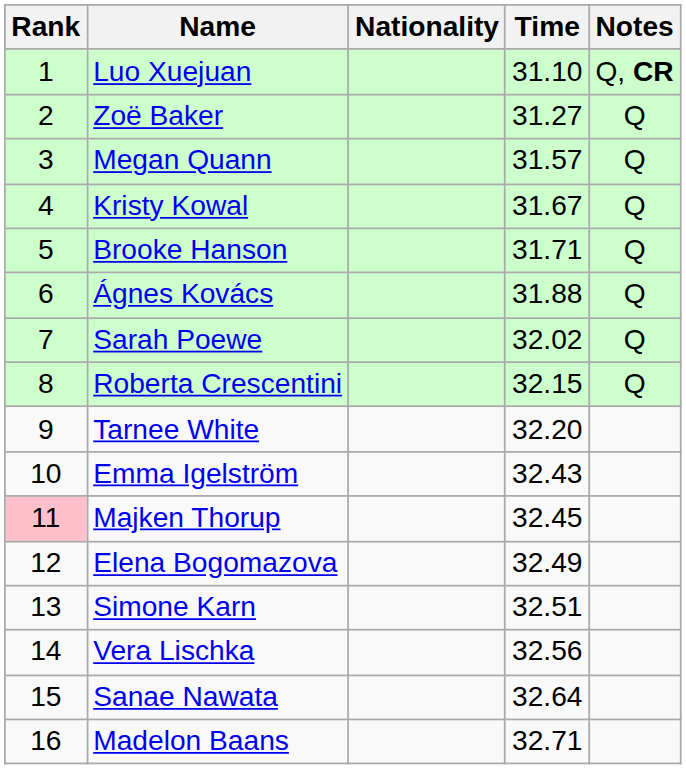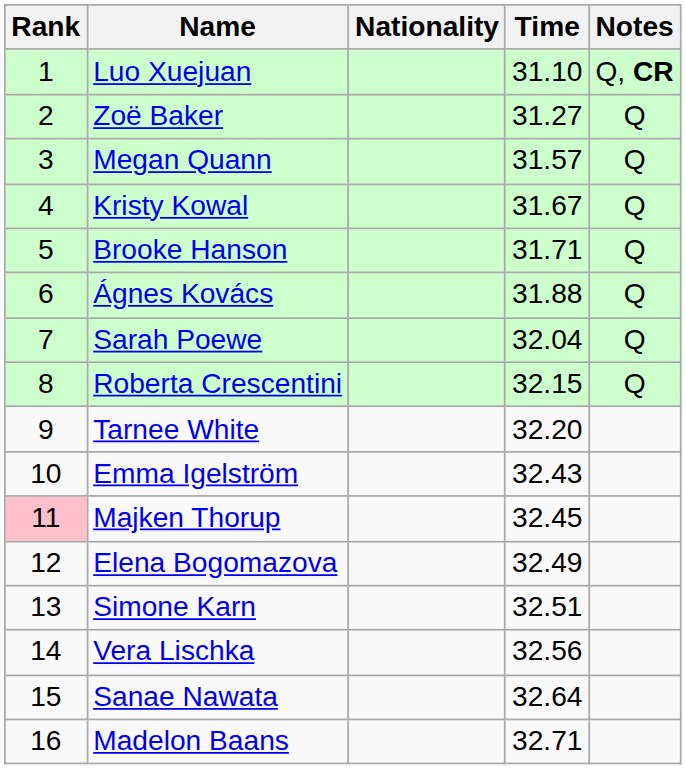(547, 339) 32.02 -> (547, 339) 32.04
